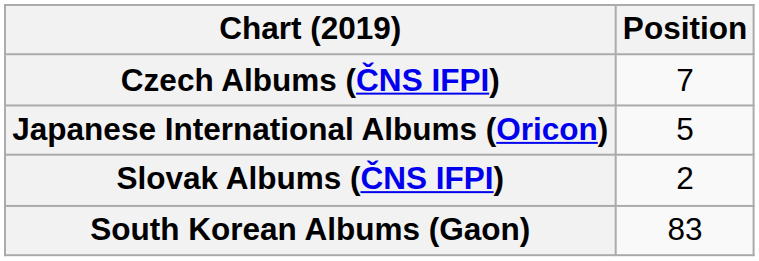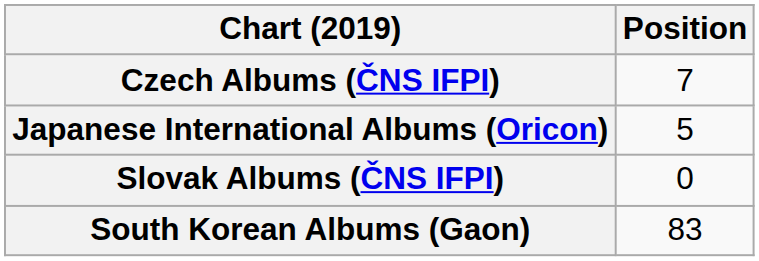(685, 179) 2 -> (685, 179) 0
